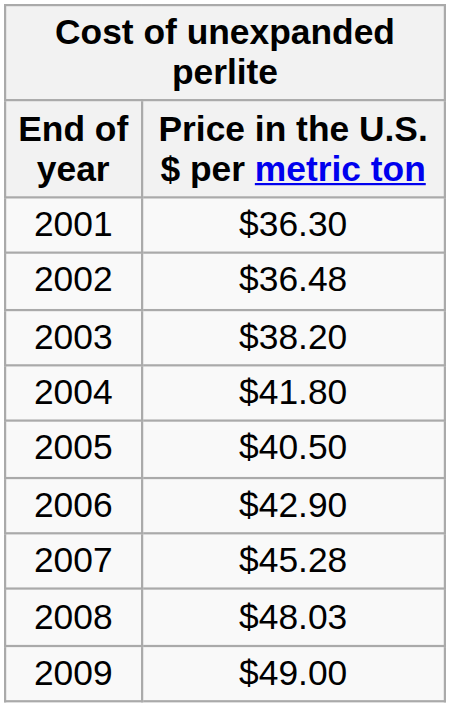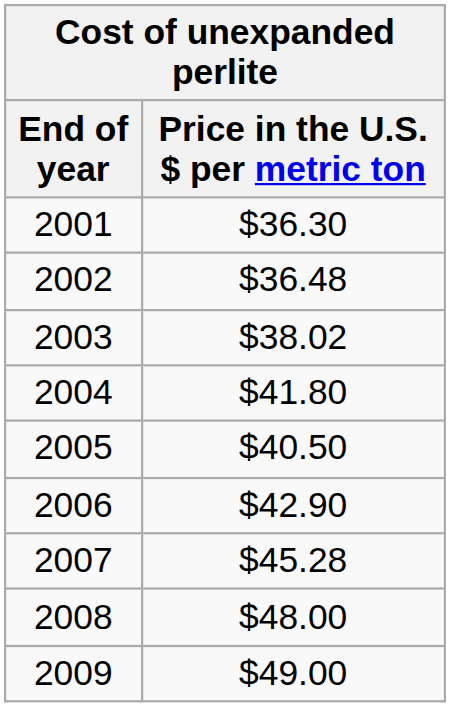(293, 336) $38.20 -> (293, 336) $38.02
(293, 616) $48.03 -> (293, 616) $48.00
